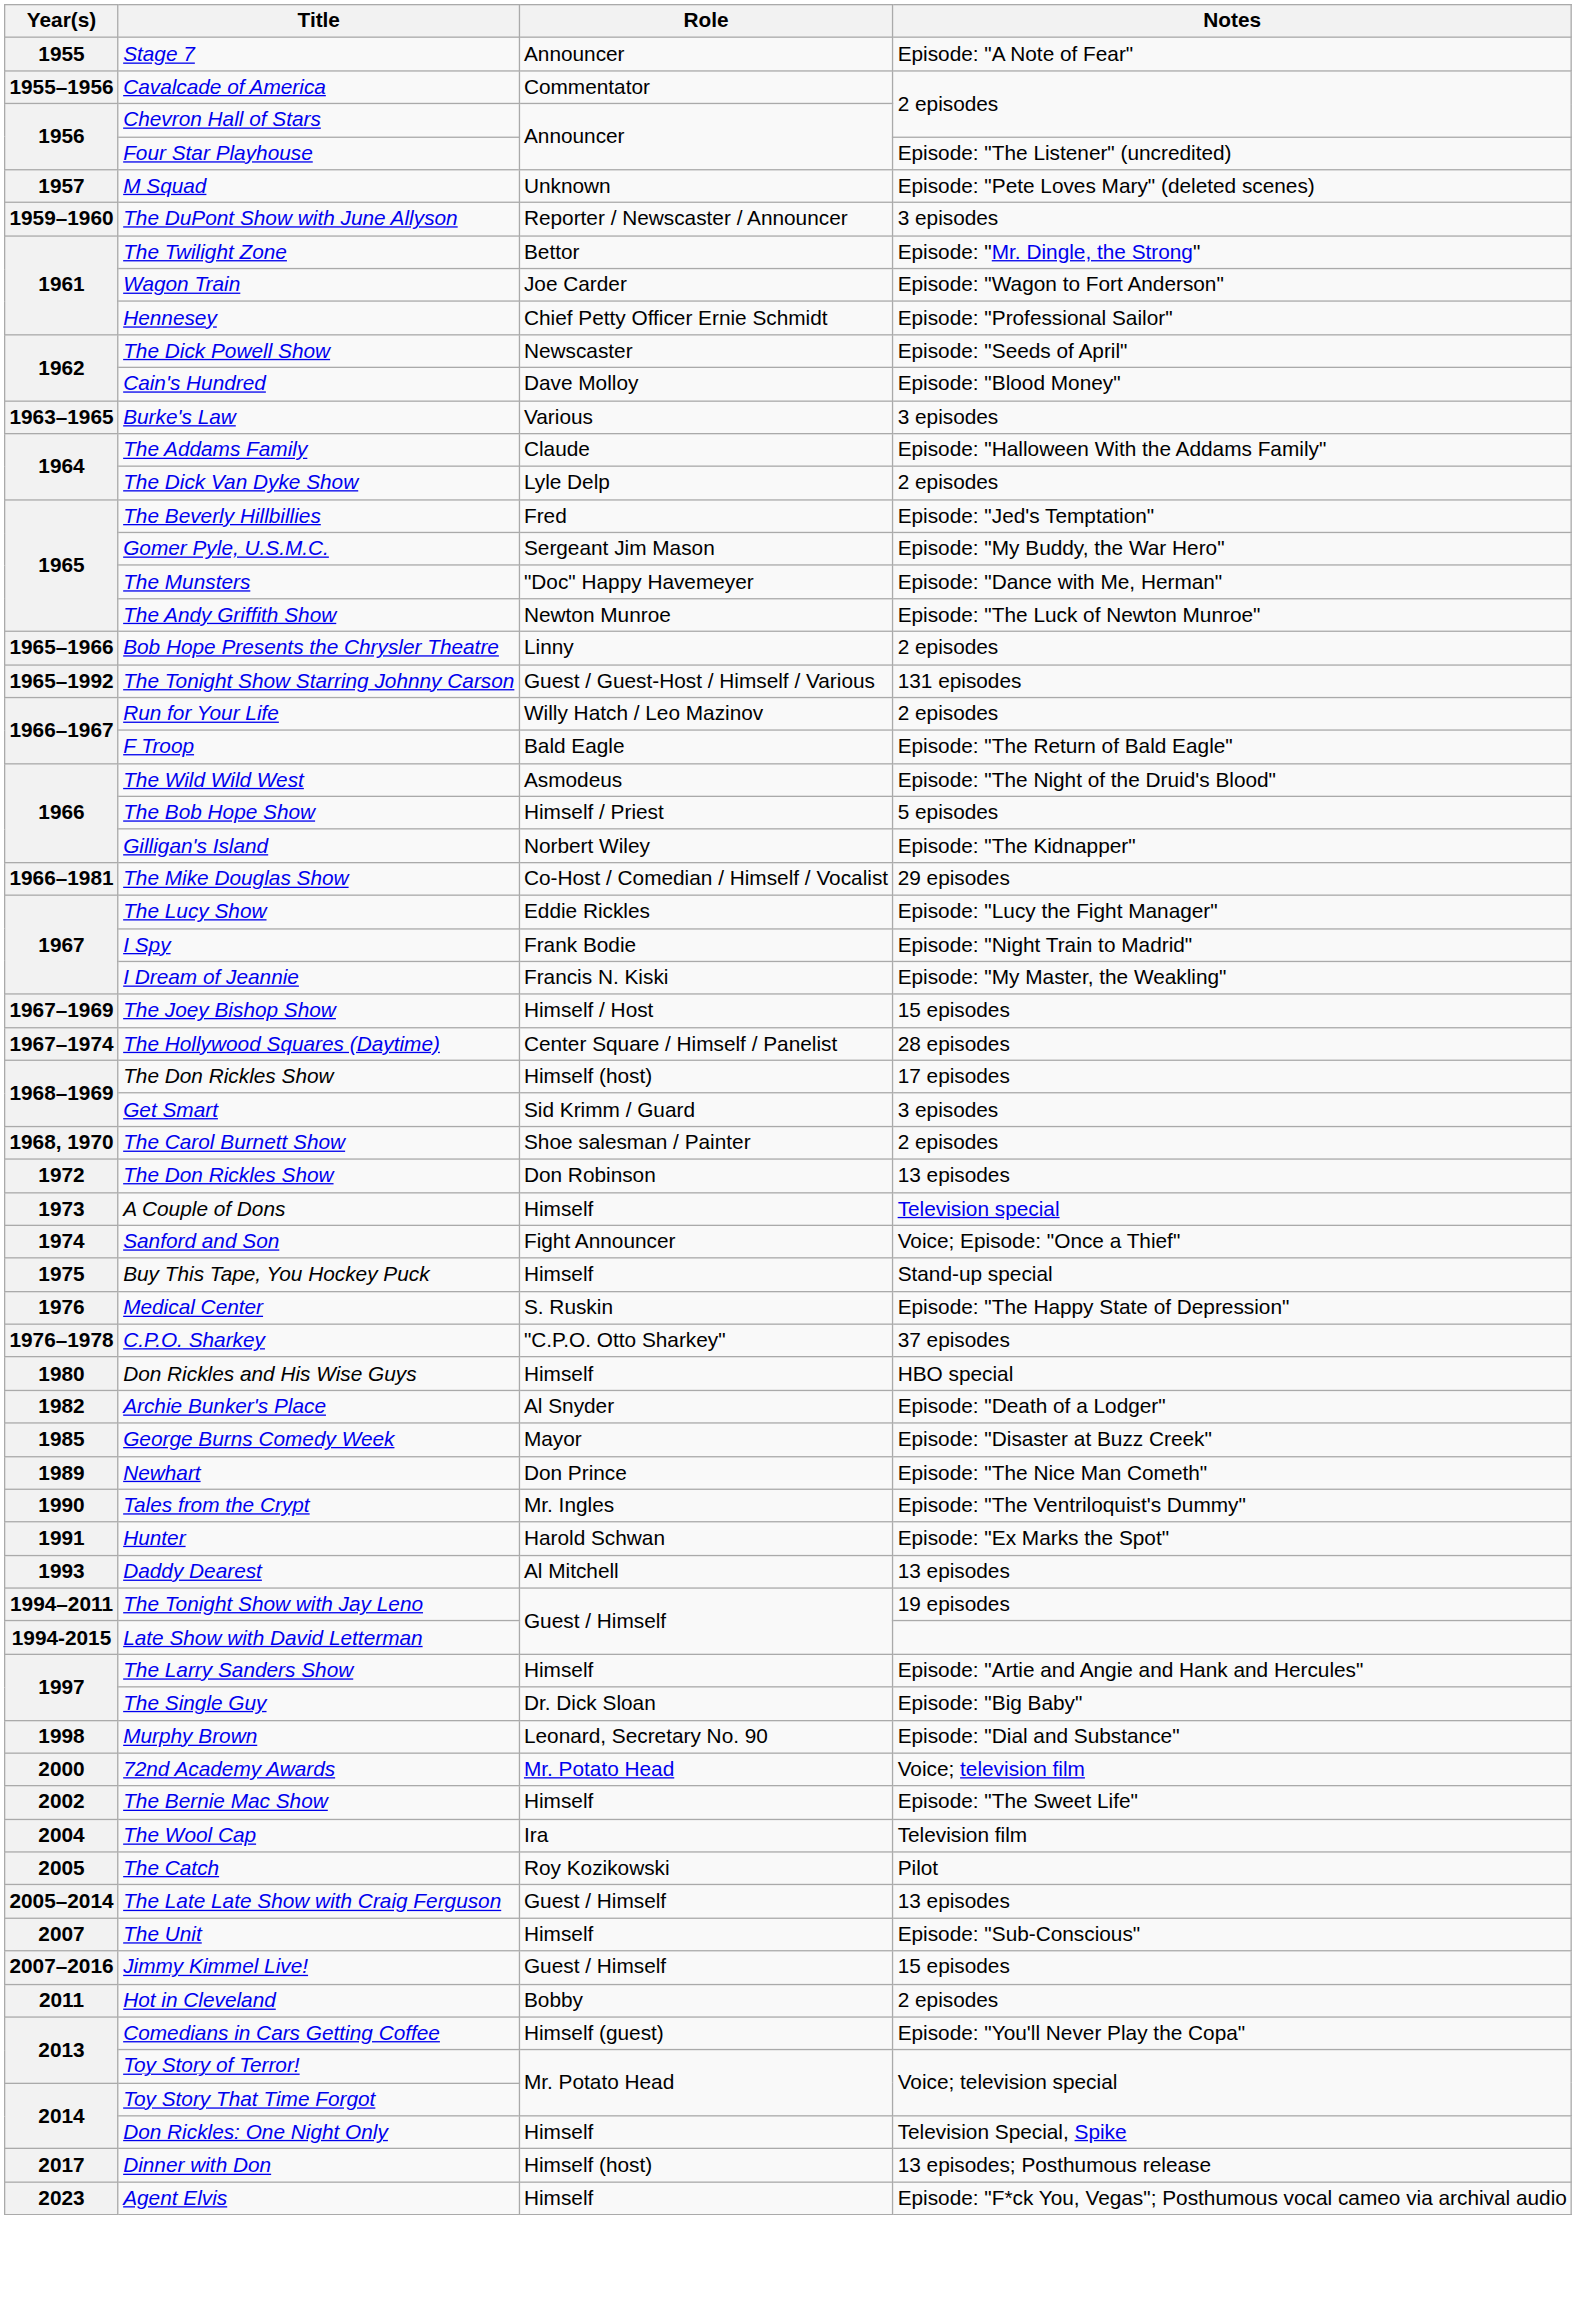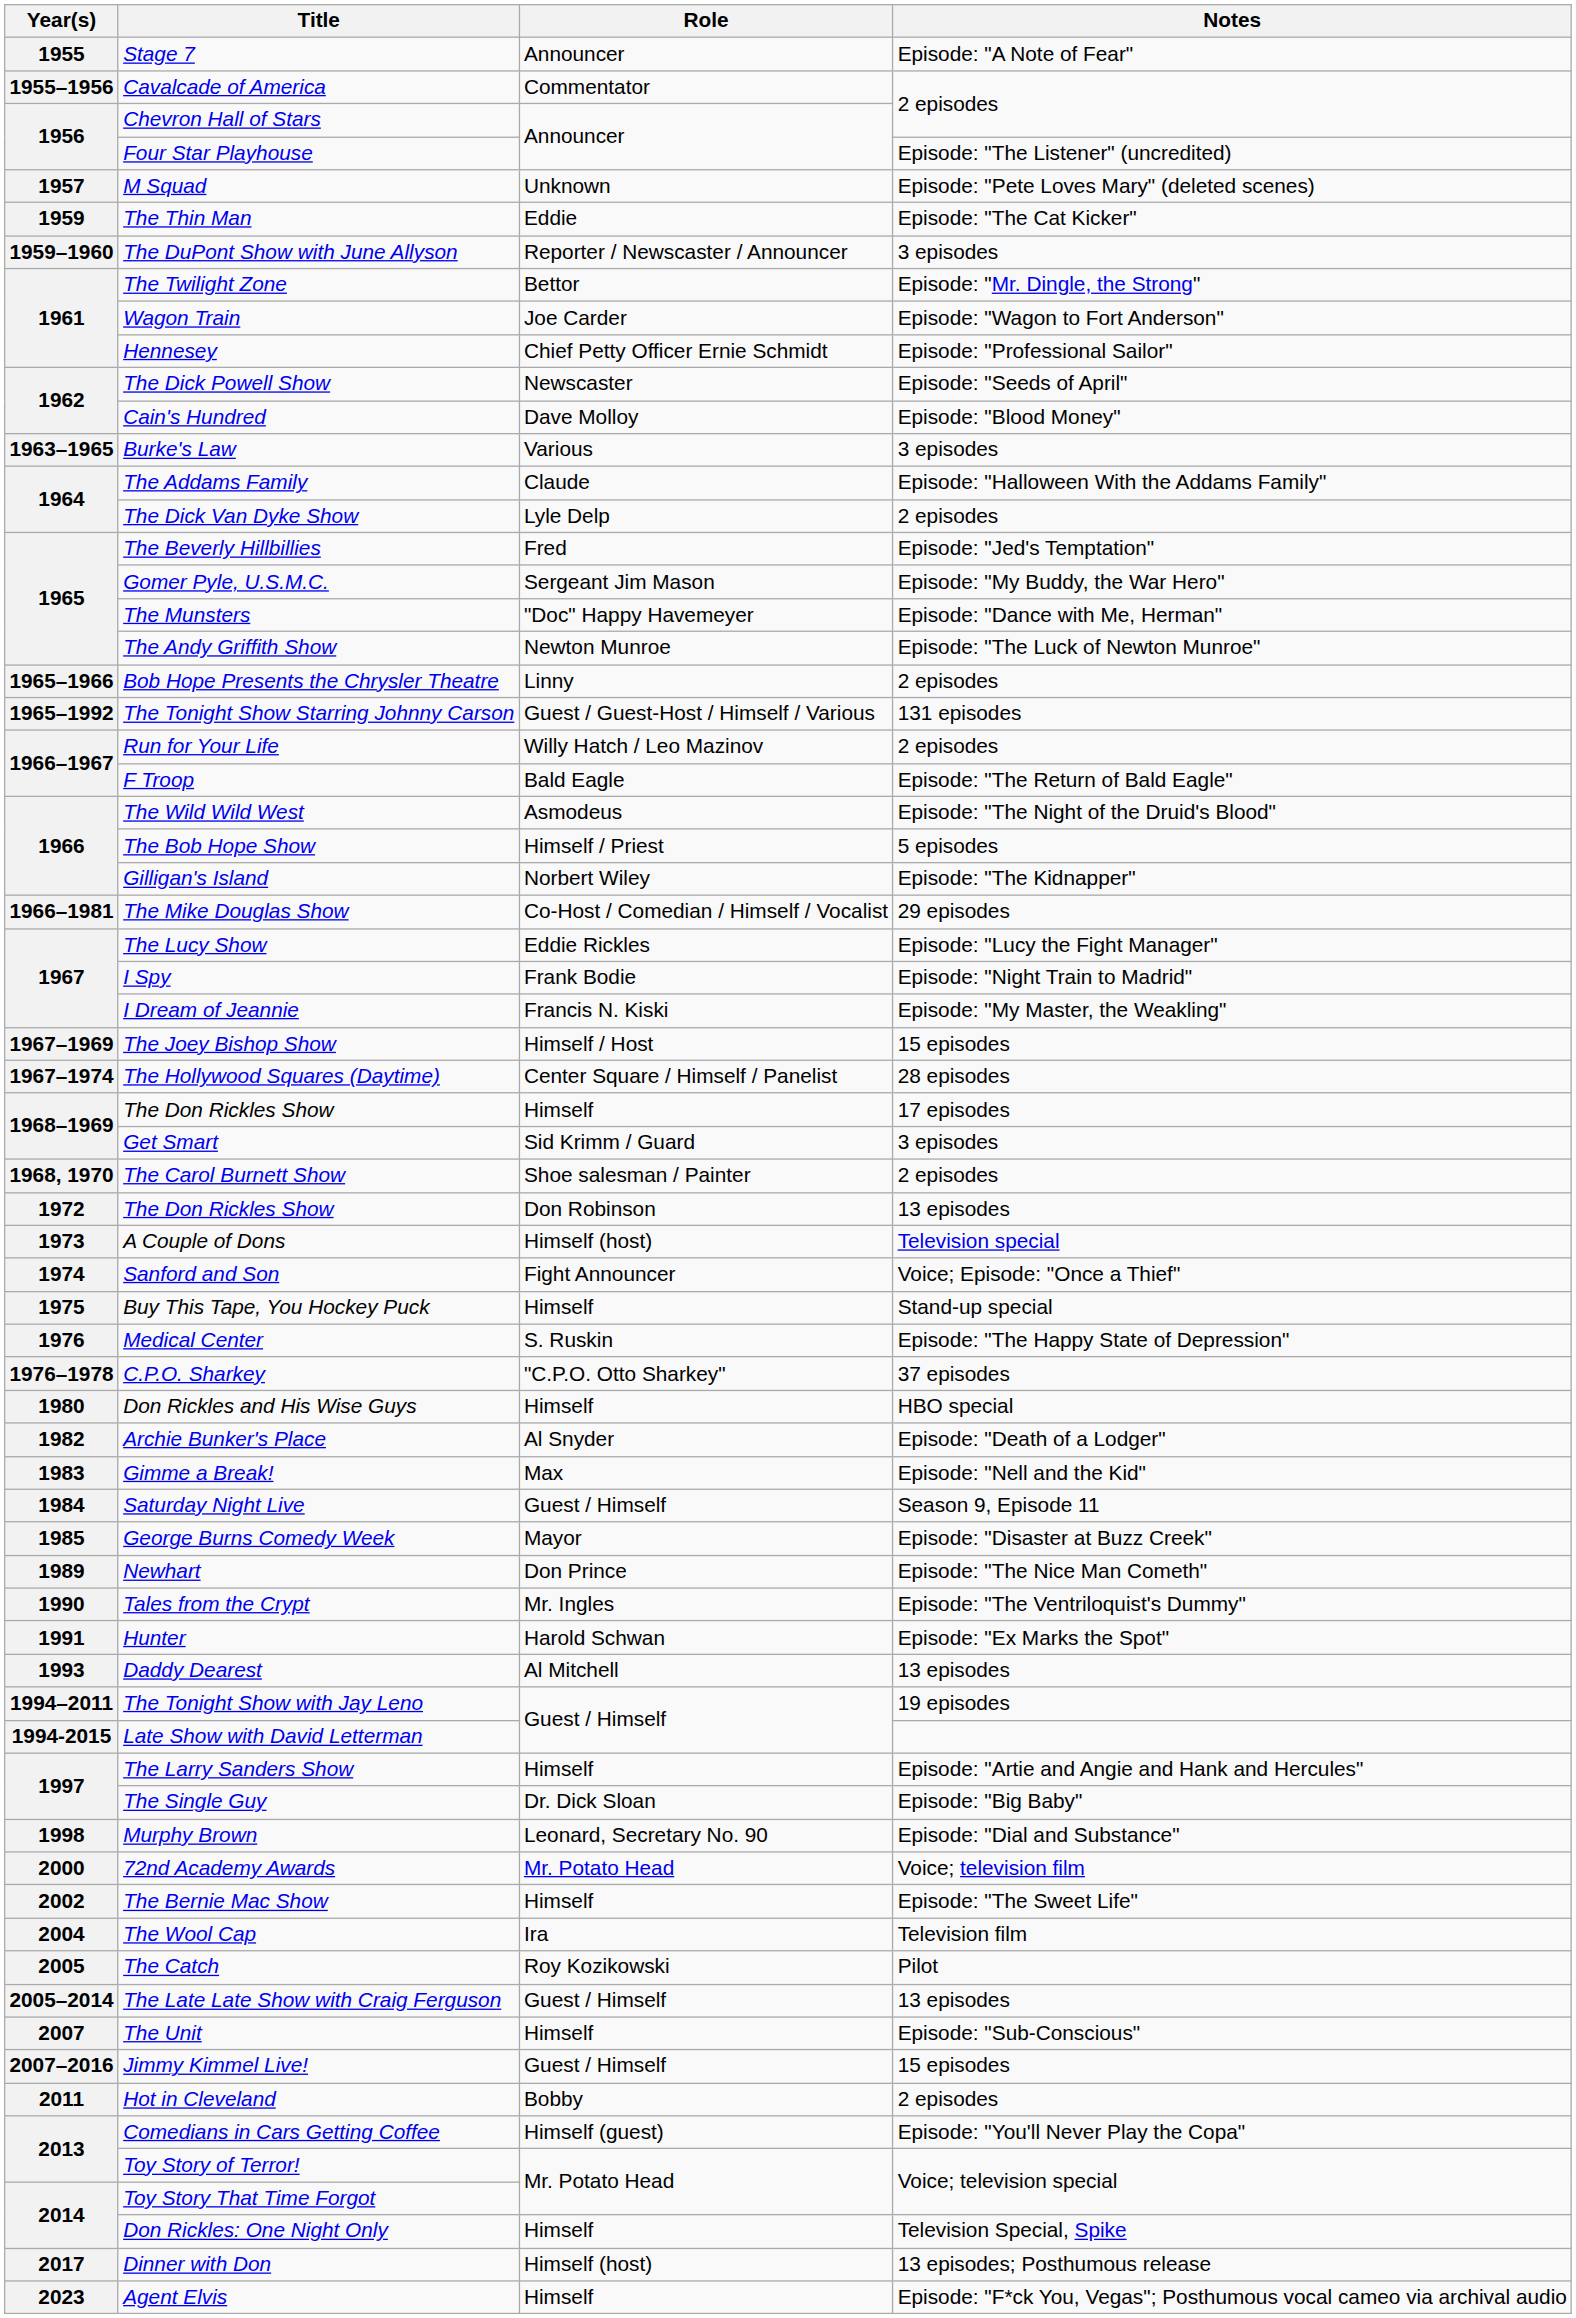+ row: (187, 218)
(588, 1076) Himself (host) -> (559, 1109) Himself
(559, 1208) Himself -> (588, 1241) Himself (host)
+ row: (198, 1472)
+ row: (214, 1505)
